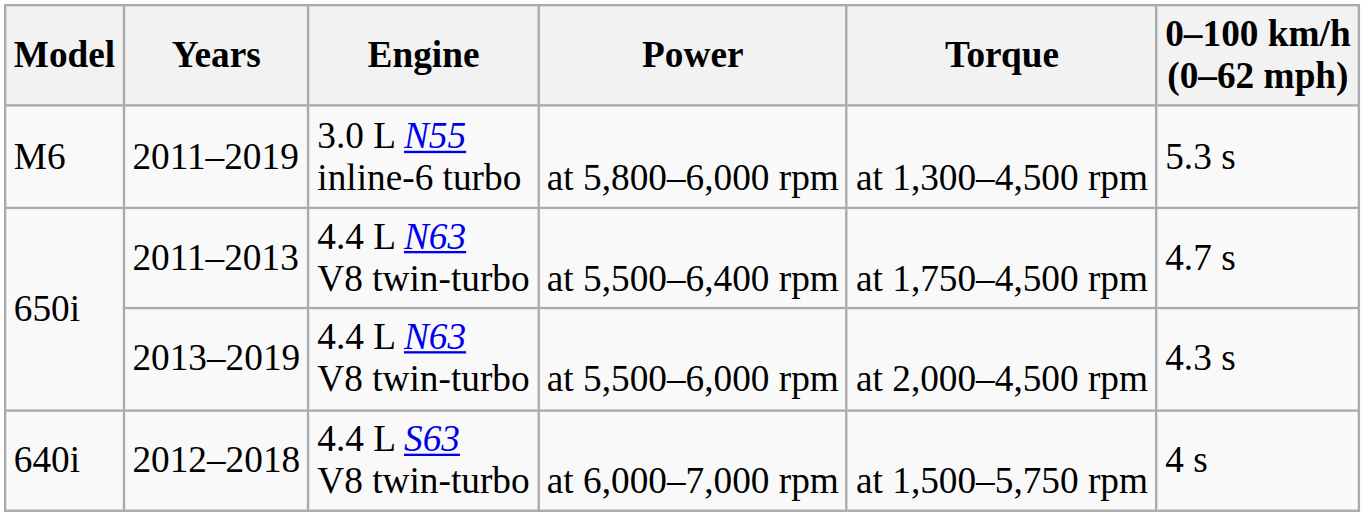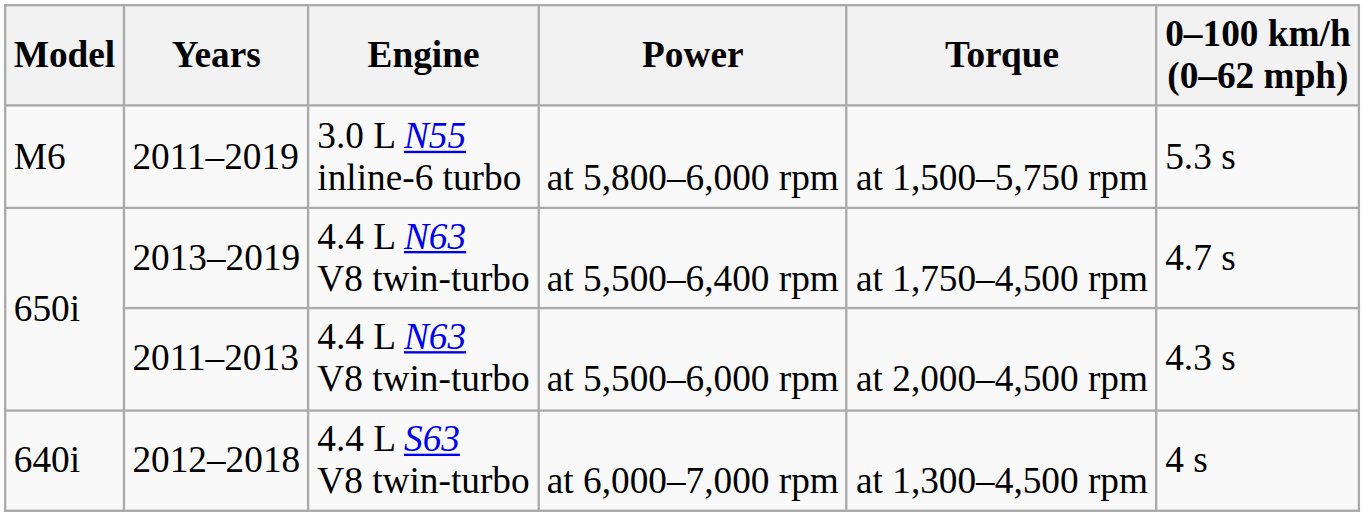(1002, 177) at 1,300–4,500 rpm -> (1002, 177) at 1,500–5,750 rpm
(216, 257) 2011–2013 -> (216, 257) 2013–2019
(216, 358) 2013–2019 -> (216, 358) 2011–2013
(1002, 480) at 1,500–5,750 rpm -> (1002, 480) at 1,300–4,500 rpm
